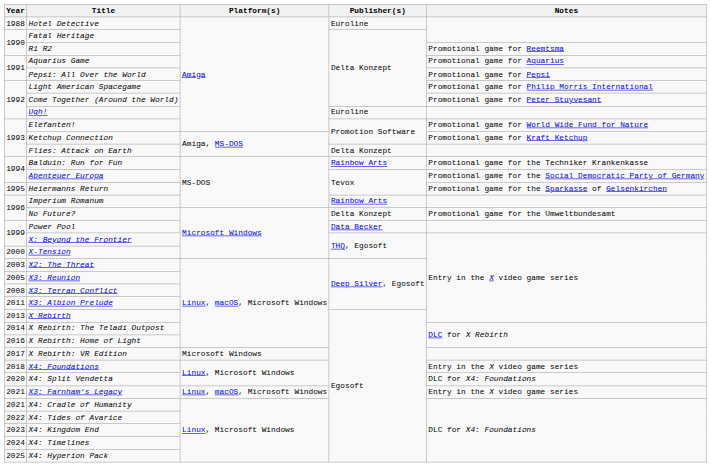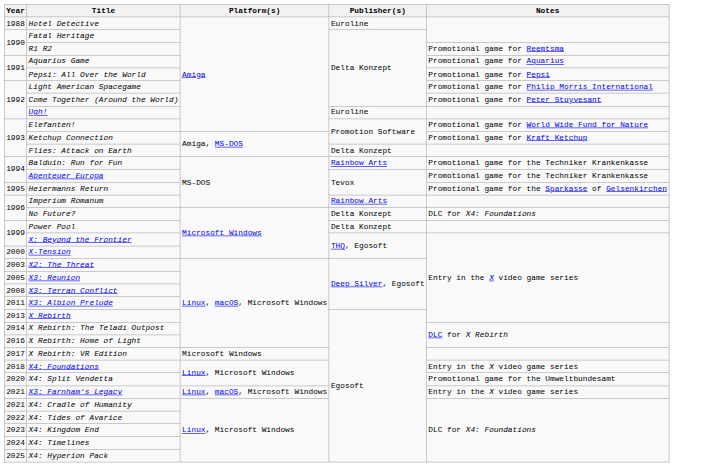(566, 176) Promotional game for the Social Democratic Party of Germany -> (538, 176) Promotional game for the Techniker Krankenkasse
(522, 214) Promotional game for the Umweltbundesamt -> (482, 214) DLC for X4: Foundations
(357, 227) Data Becker -> (361, 227) Delta Konzept
(482, 379) DLC for X4: Foundations -> (522, 379) Promotional game for the Umweltbundesamt
